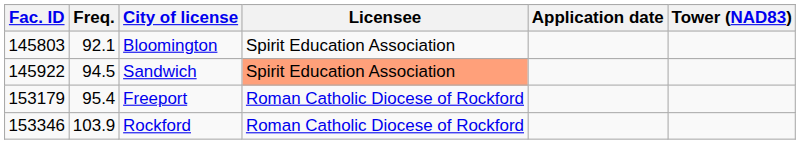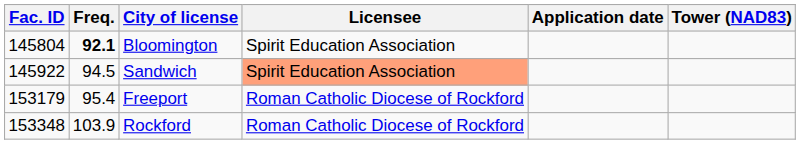(37, 44) 145803 -> (37, 44) 145804
(99, 44) normal -> (99, 44) bold
(37, 125) 153346 -> (37, 125) 153348
